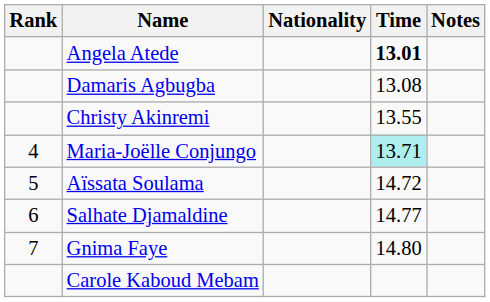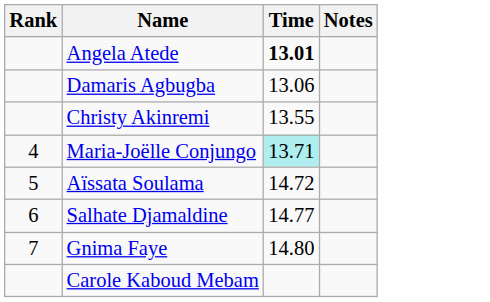- column: (317, 20)
(399, 85) 13.08 -> (291, 85) 13.06
